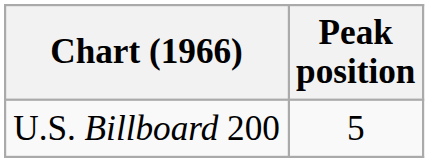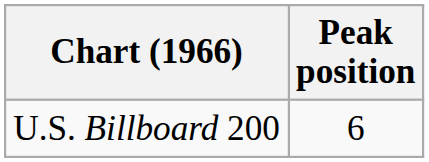(356, 127) 5 -> (356, 127) 6
